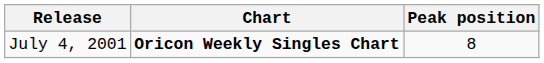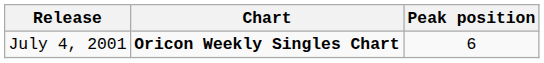(471, 45) 8 -> (471, 45) 6
